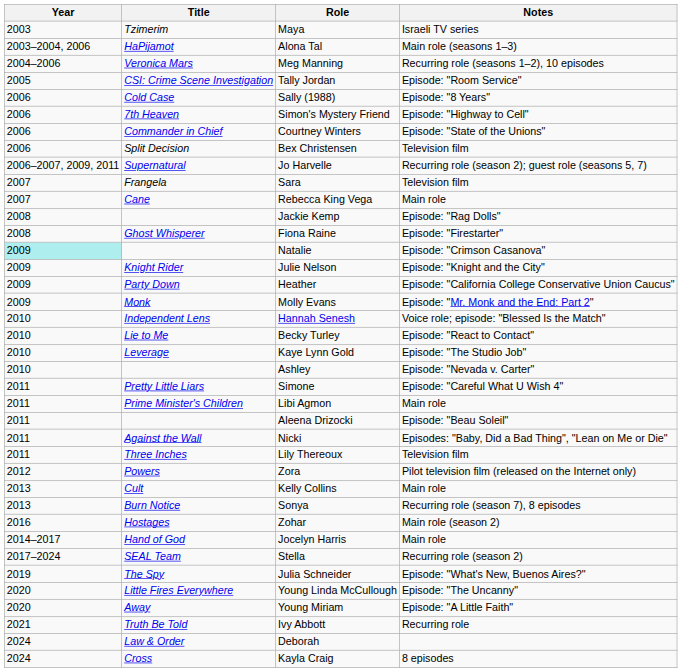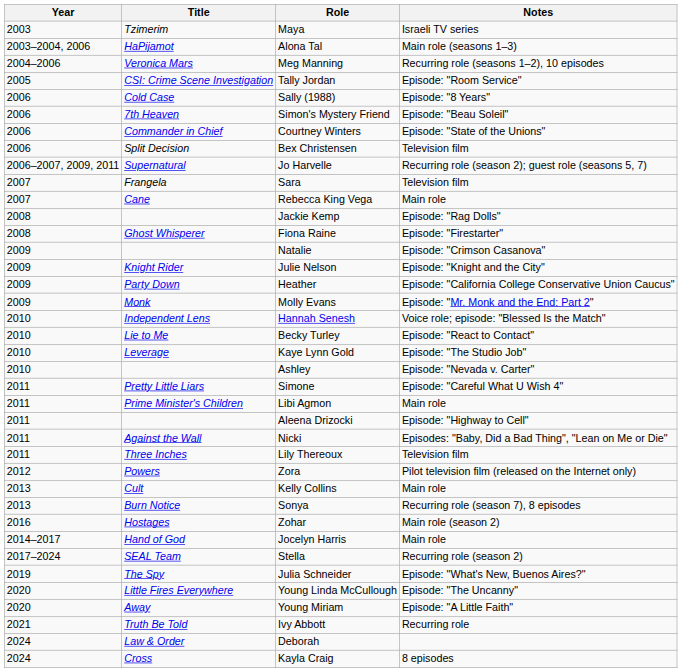(465, 115) Episode: "Highway to Cell" -> (455, 115) Episode: "Beau Soleil"
(19, 251) paleturquoise background -> (19, 251) no background
(455, 421) Episode: "Beau Soleil" -> (465, 421) Episode: "Highway to Cell"
